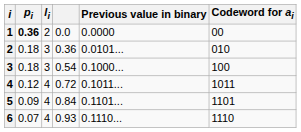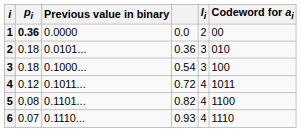columns swapped: (47, 14) <-> (144, 14)
(29, 101) 0.09 -> (29, 101) 0.08
(66, 101) 0.84 -> (185, 101) 0.82
(223, 101) 1101 -> (223, 101) 1100
